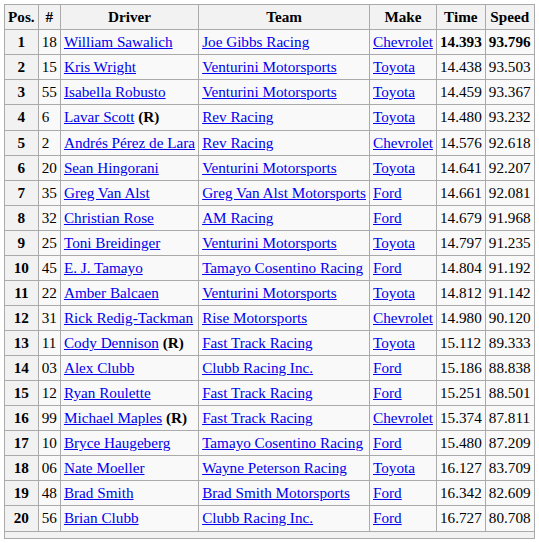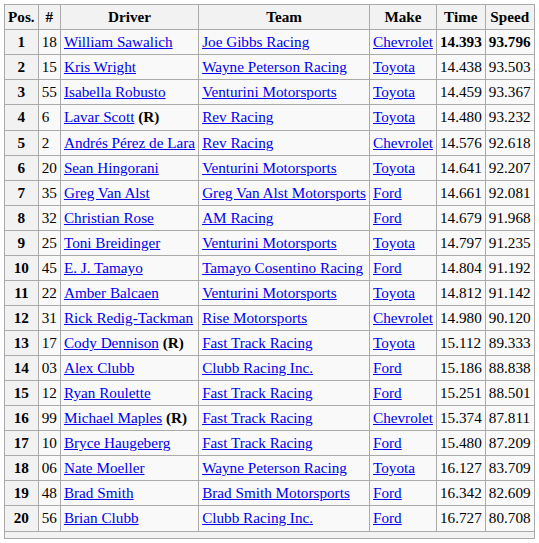(269, 67) Venturini Motorsports -> (274, 67) Wayne Peterson Racing
(49, 343) 11 -> (49, 343) 17
(283, 443) Tamayo Cosentino Racing -> (257, 443) Fast Track Racing
